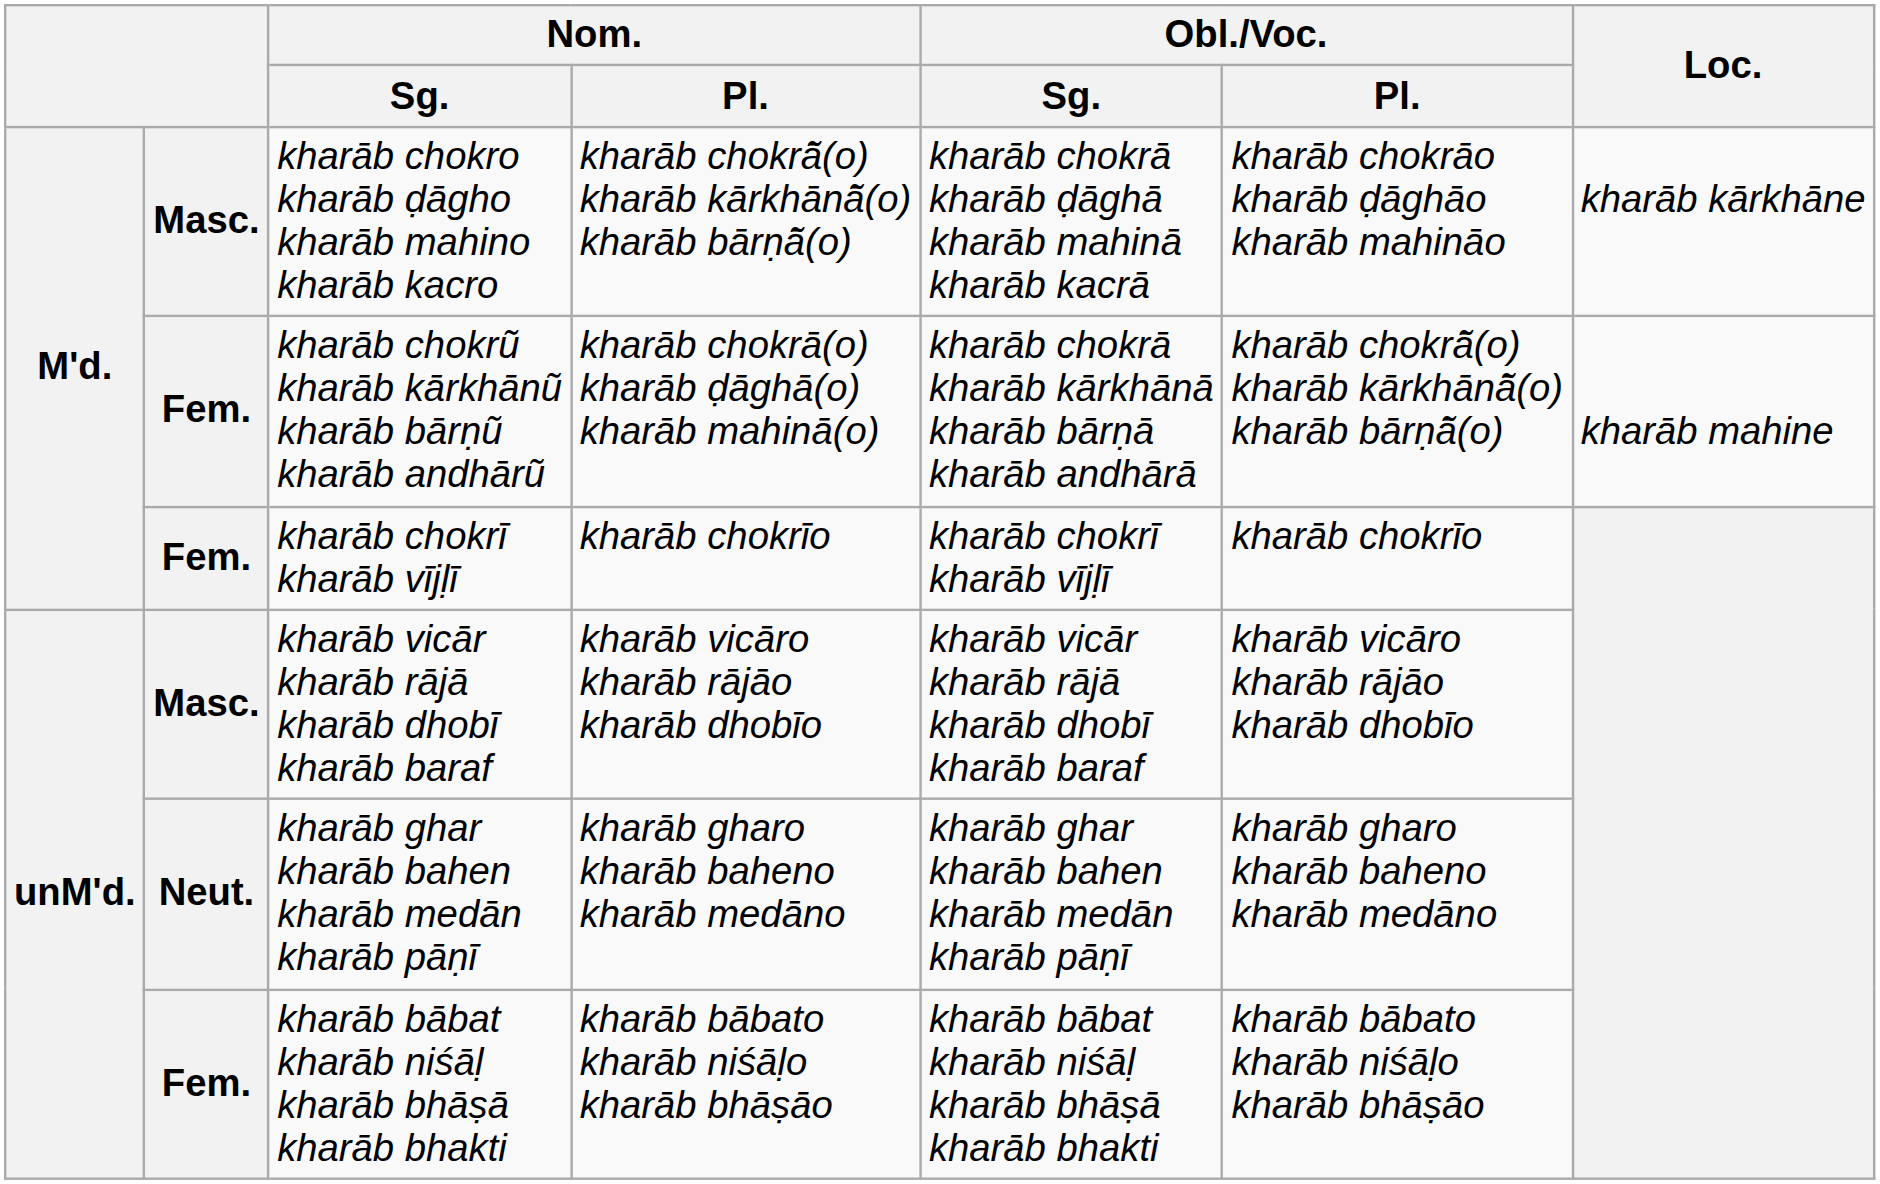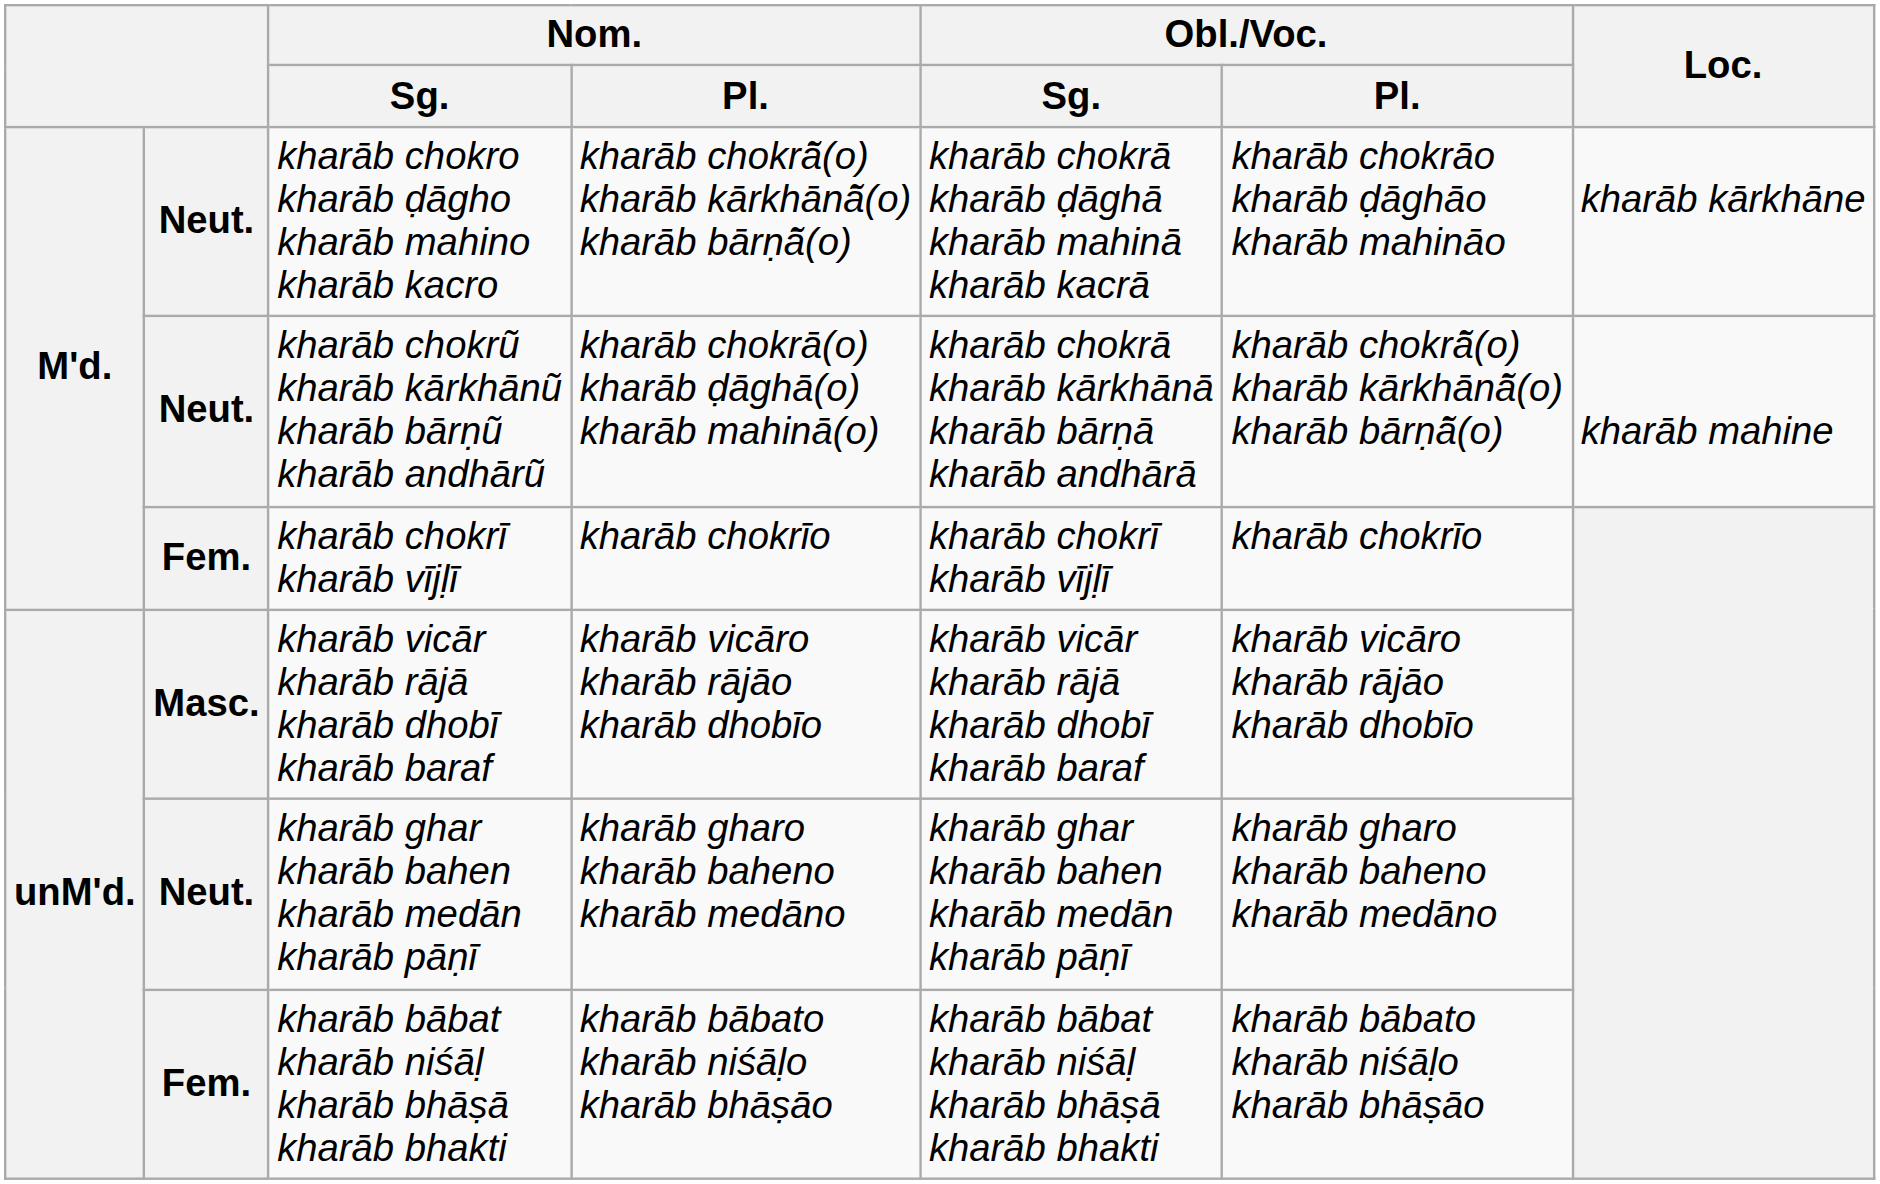(206, 220) Masc. -> (206, 220) Neut.
(206, 410) Fem. -> (206, 410) Neut.
